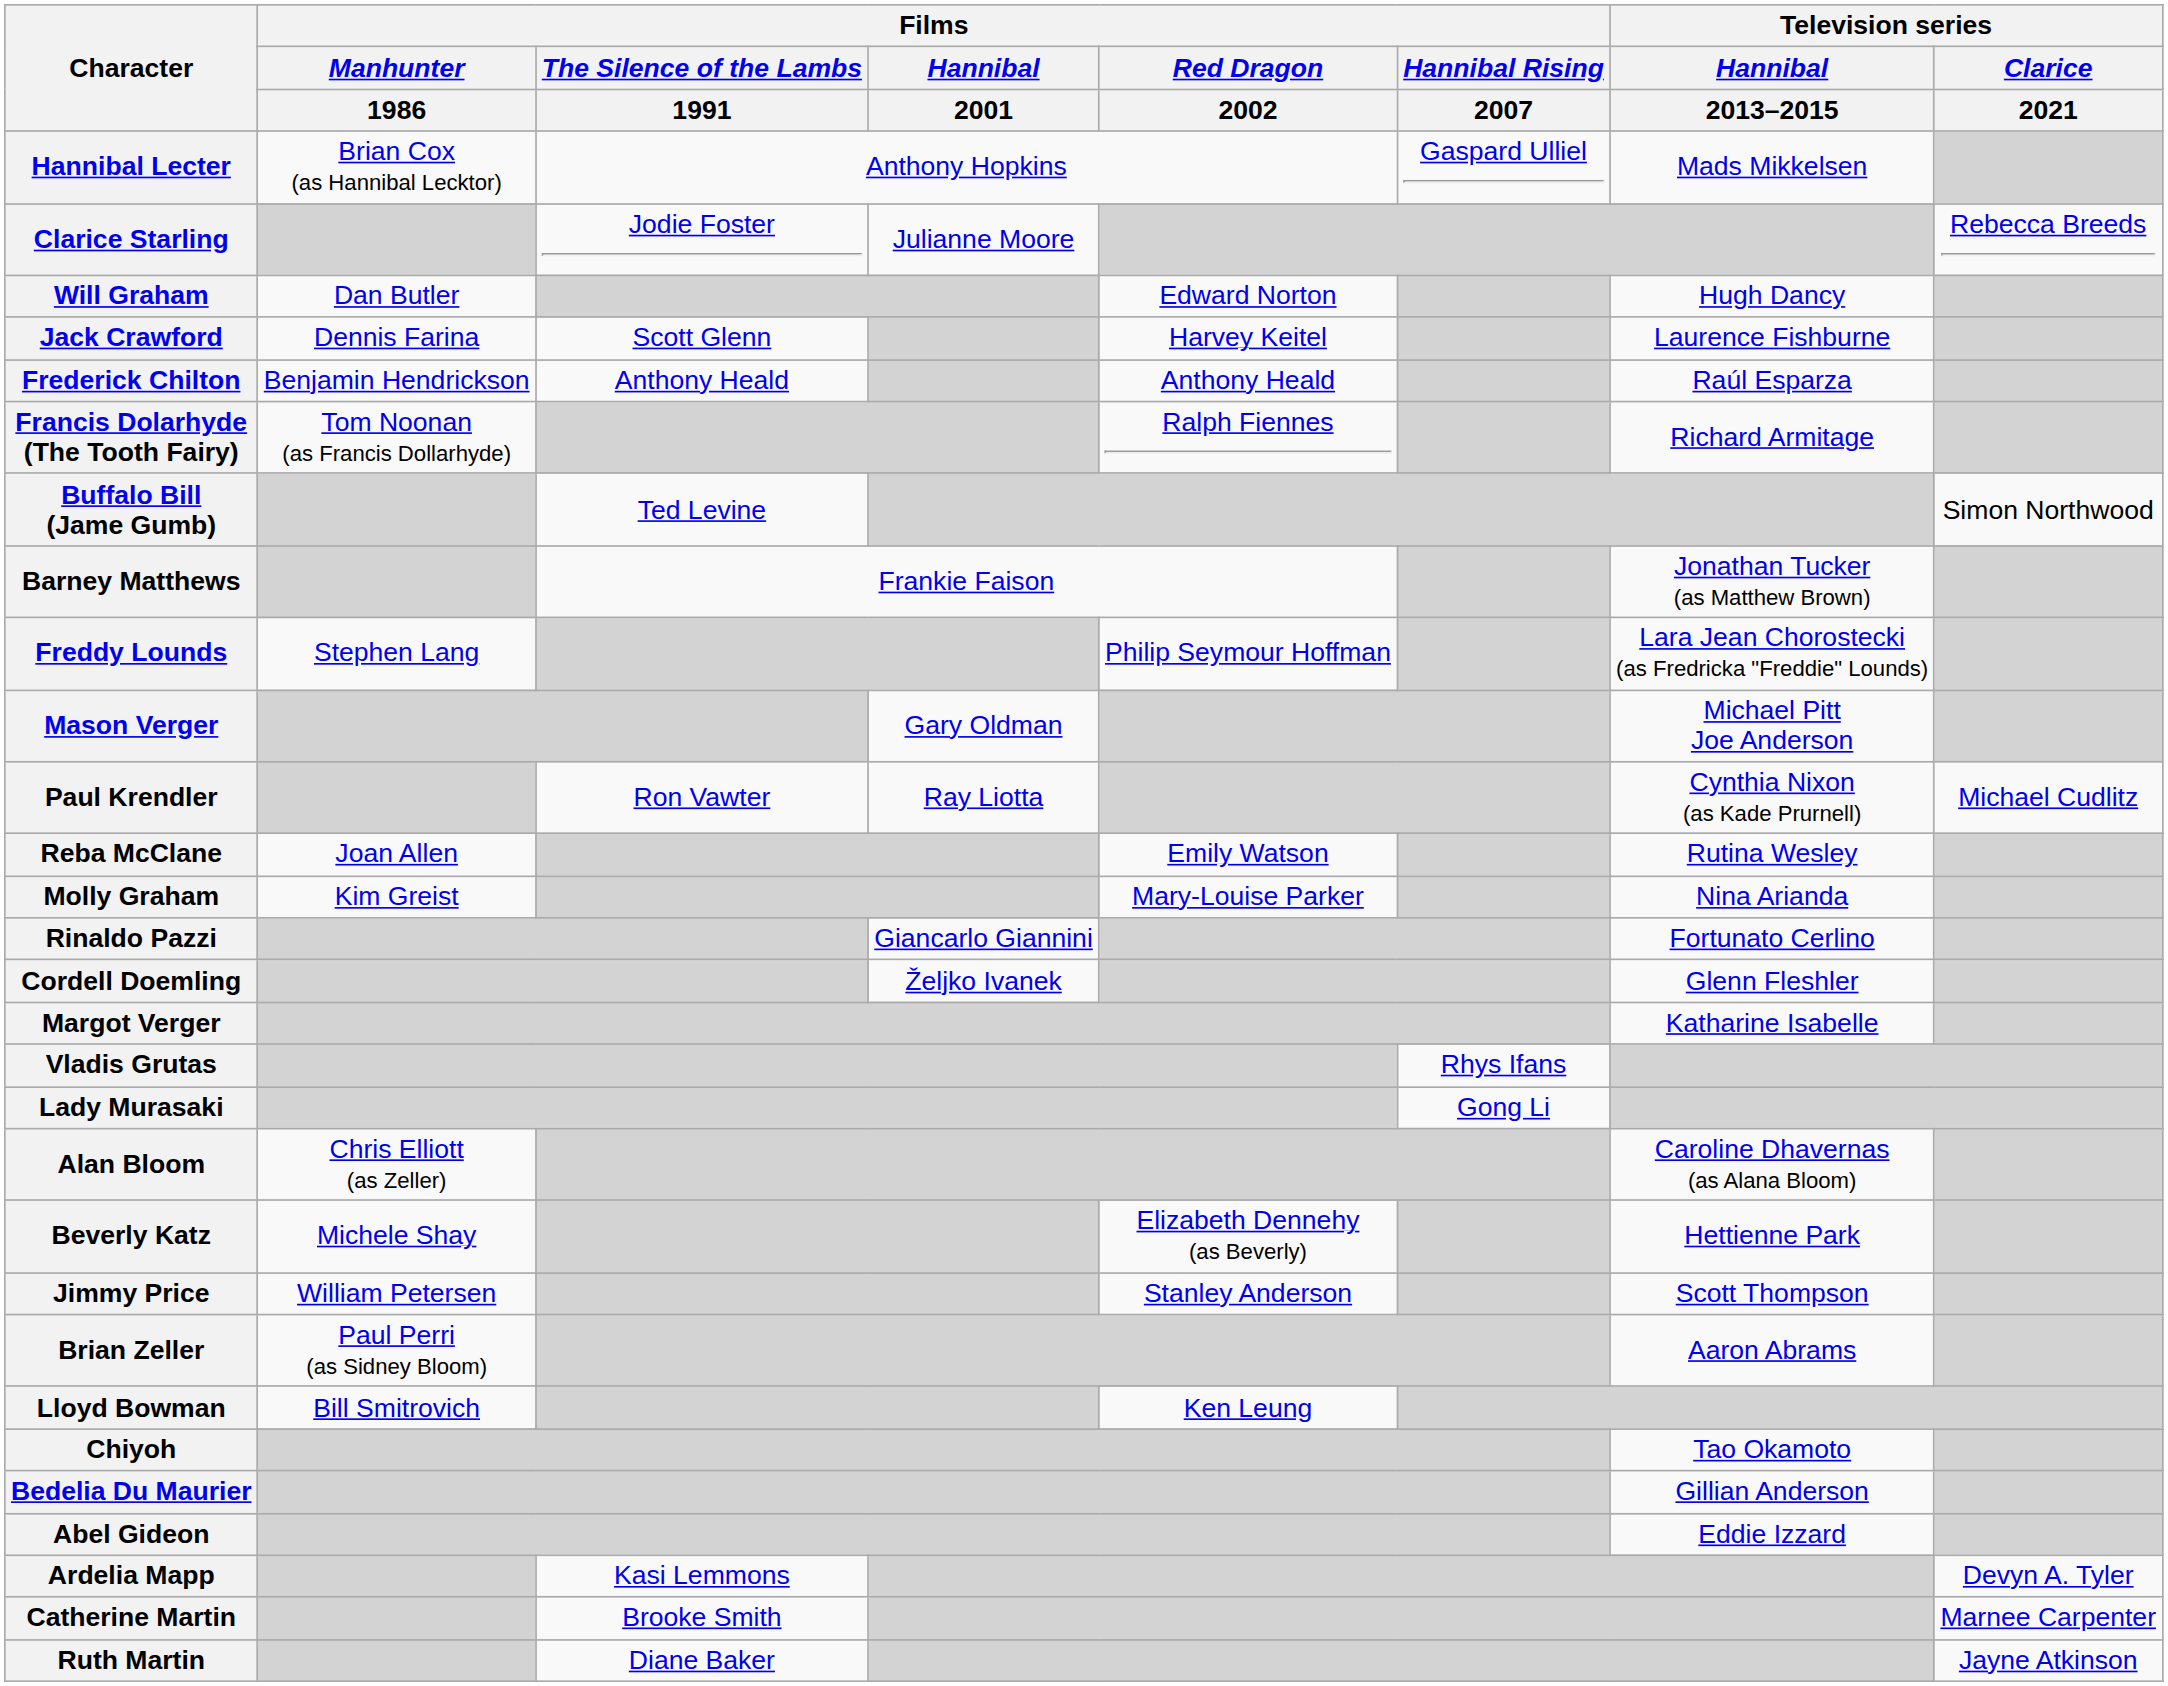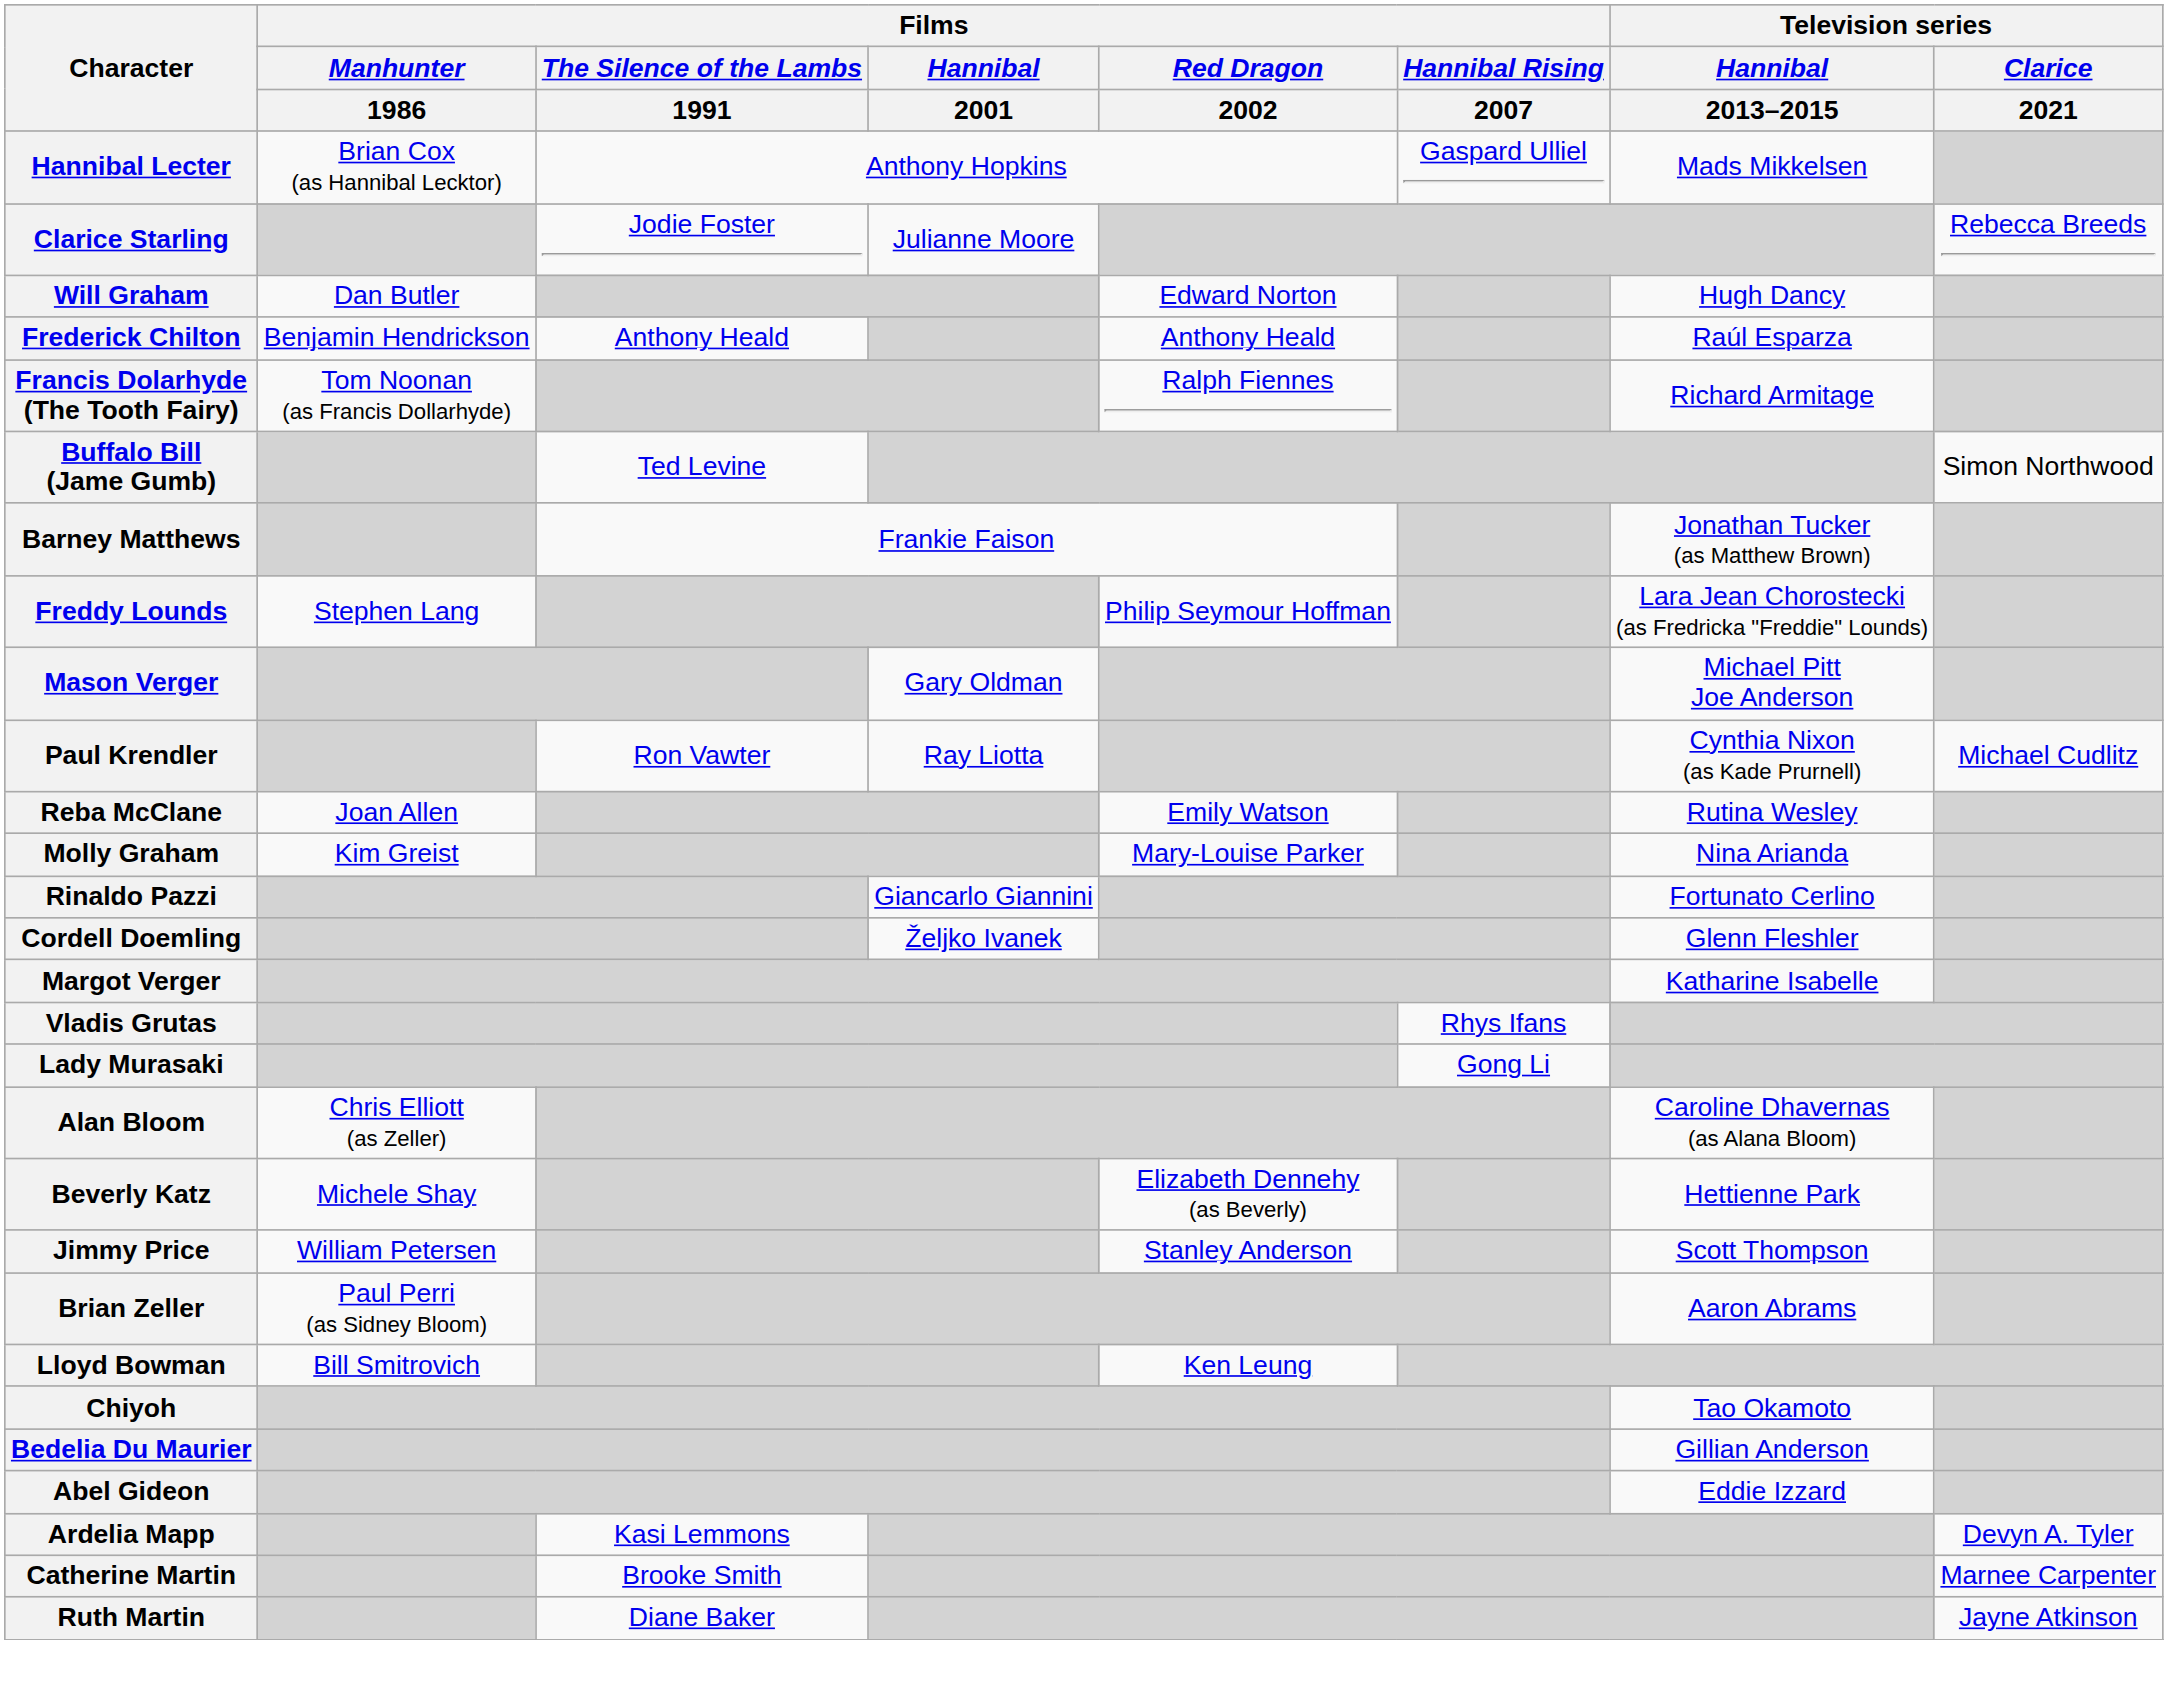- row: (131, 338)
